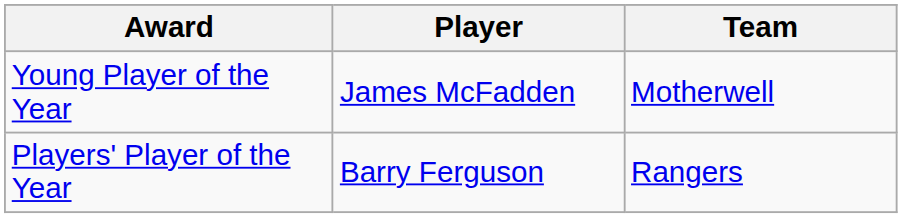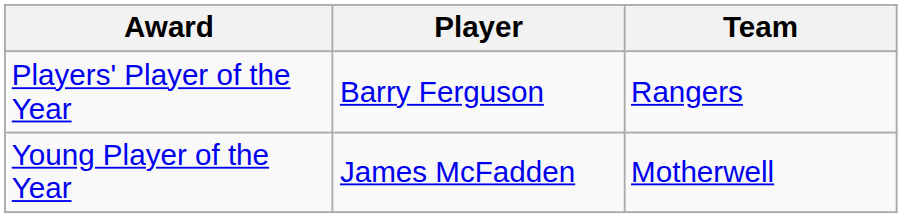rows swapped: (151, 171) <-> (140, 91)
